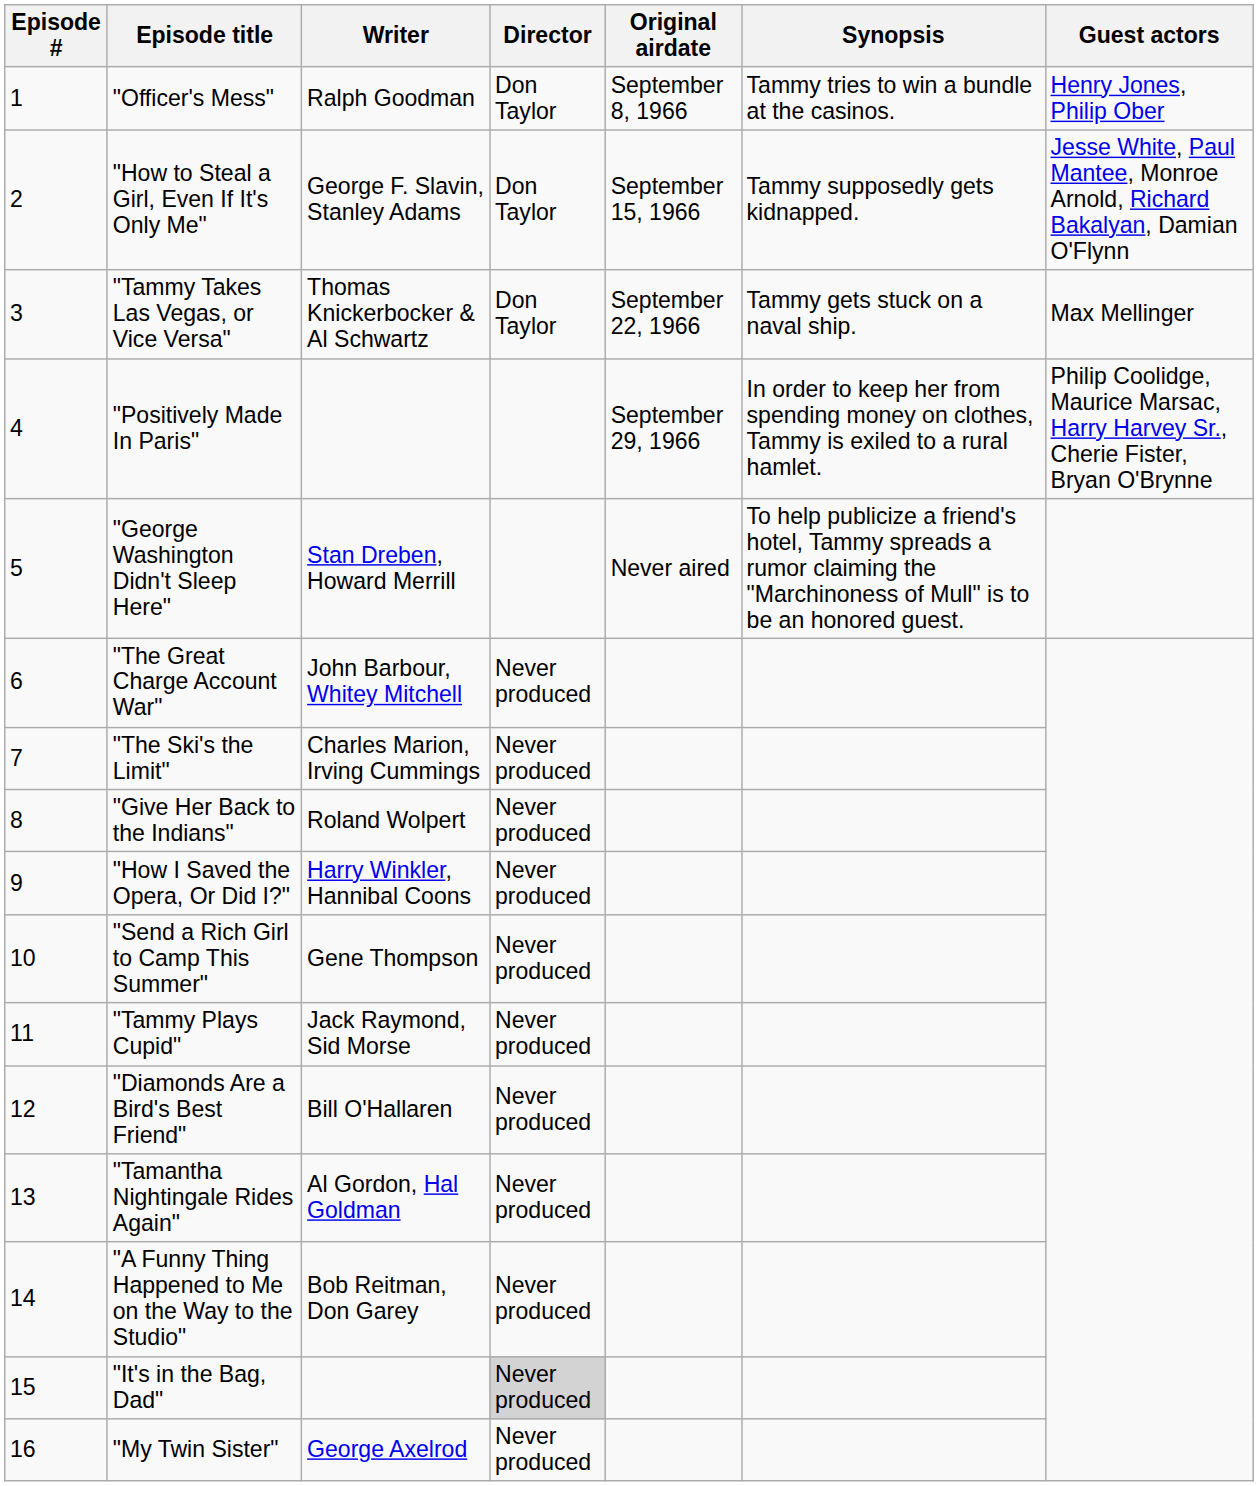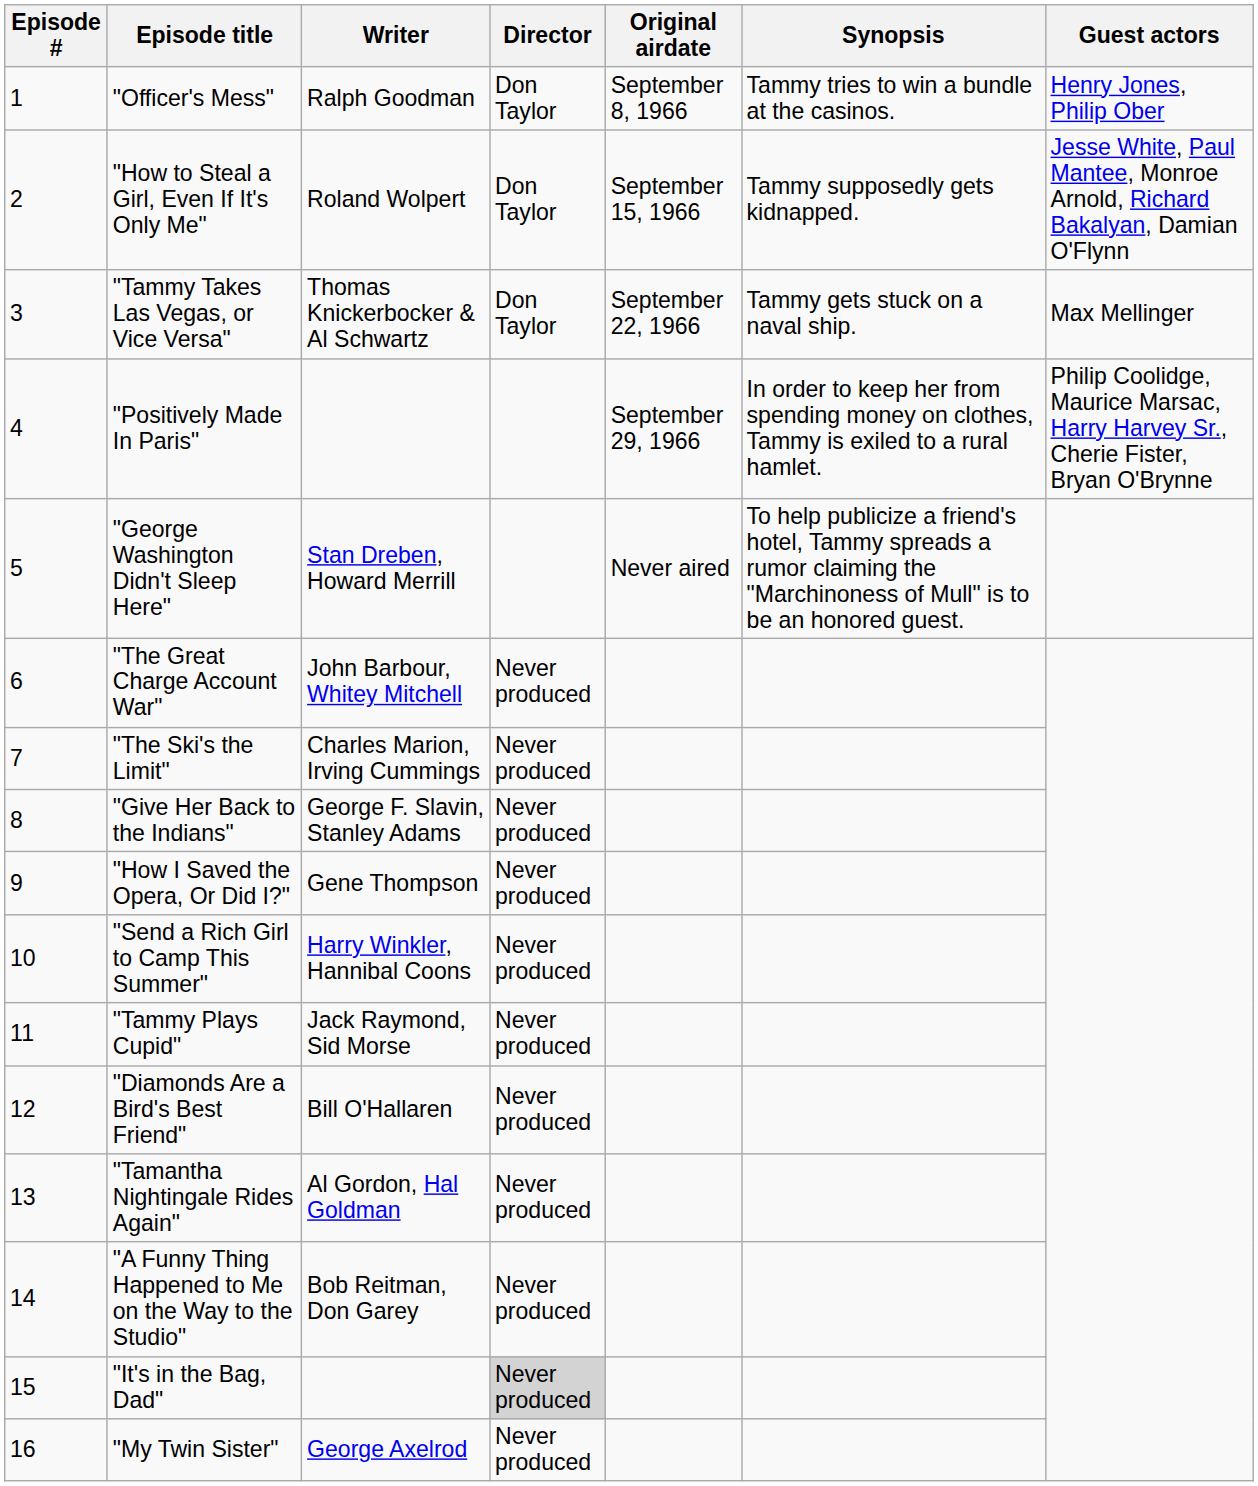(395, 199) George F. Slavin, Stanley Adams -> (386, 199) Roland Wolpert
(386, 820) Roland Wolpert -> (395, 820) George F. Slavin, Stanley Adams
(389, 882) Harry Winkler, Hannibal Coons -> (393, 882) Gene Thompson
(393, 958) Gene Thompson -> (389, 958) Harry Winkler, Hannibal Coons
